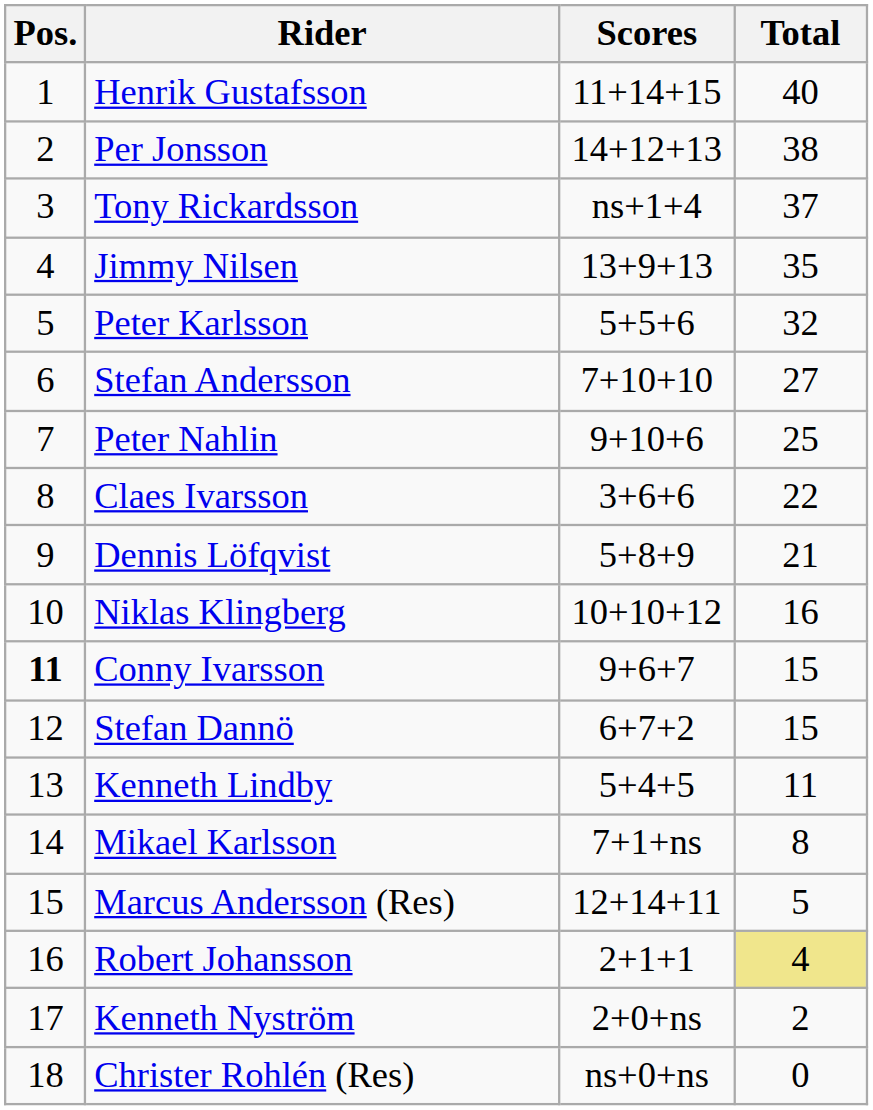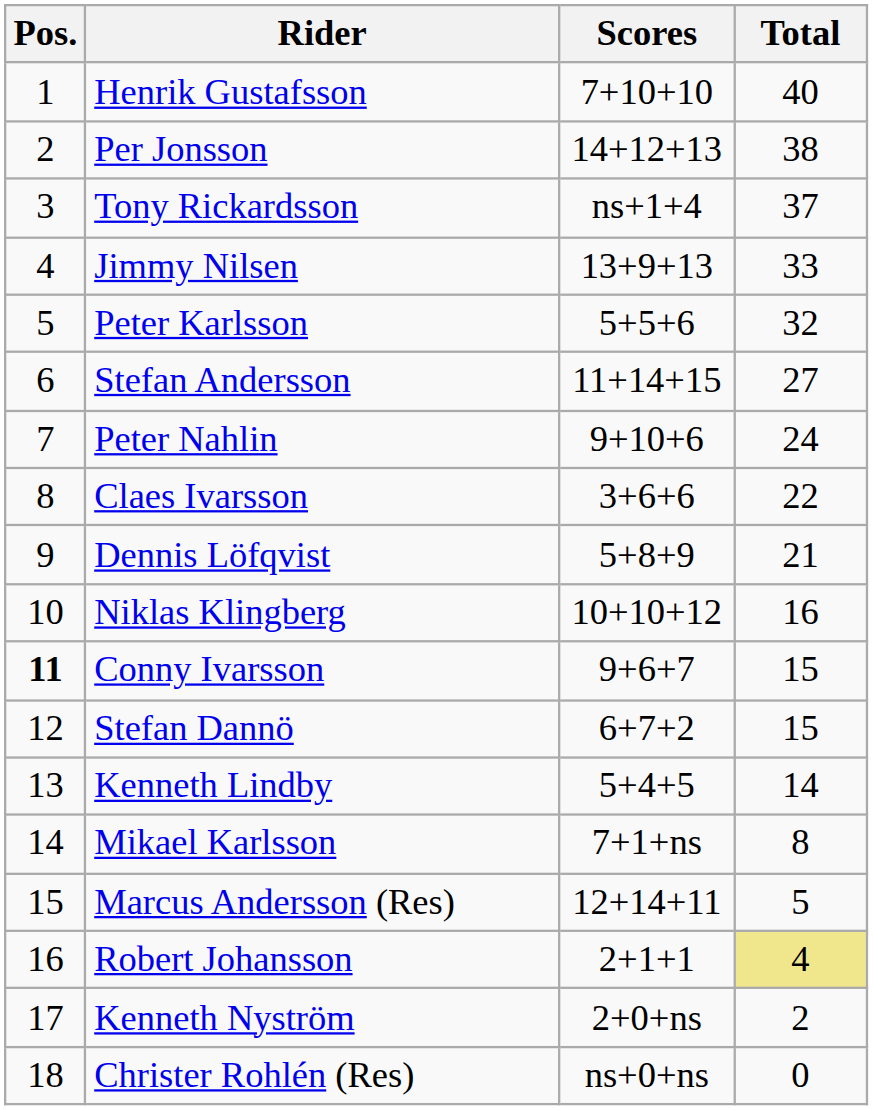(647, 91) 11+14+15 -> (647, 91) 7+10+10
(800, 264) 35 -> (800, 264) 33
(647, 380) 7+10+10 -> (647, 380) 11+14+15
(800, 438) 25 -> (800, 438) 24
(800, 785) 11 -> (800, 785) 14
